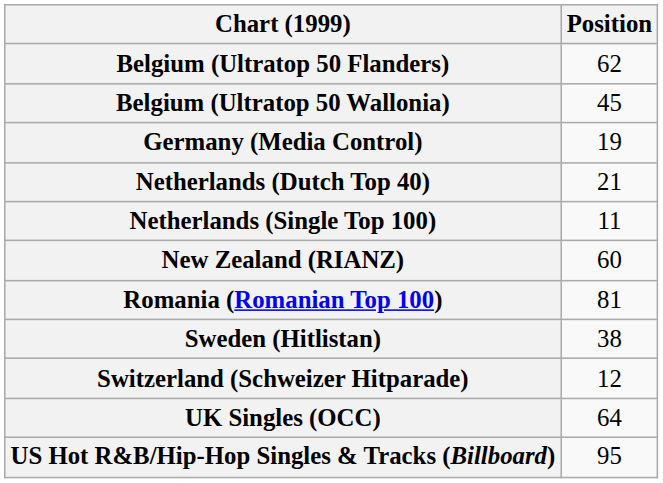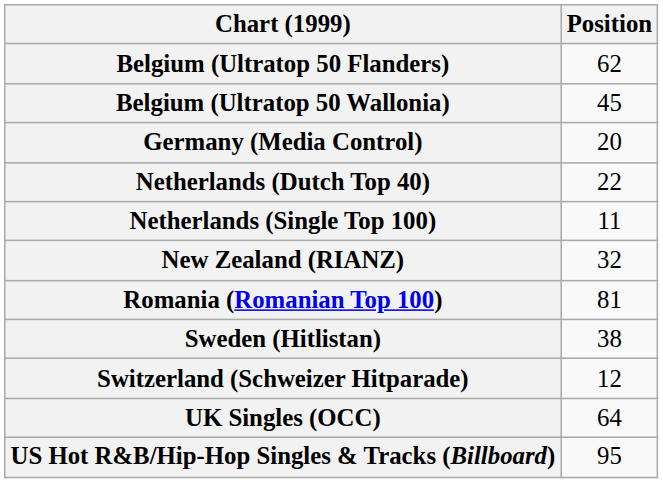(609, 142) 19 -> (609, 142) 20
(609, 181) 21 -> (609, 181) 22
(609, 260) 60 -> (609, 260) 32
